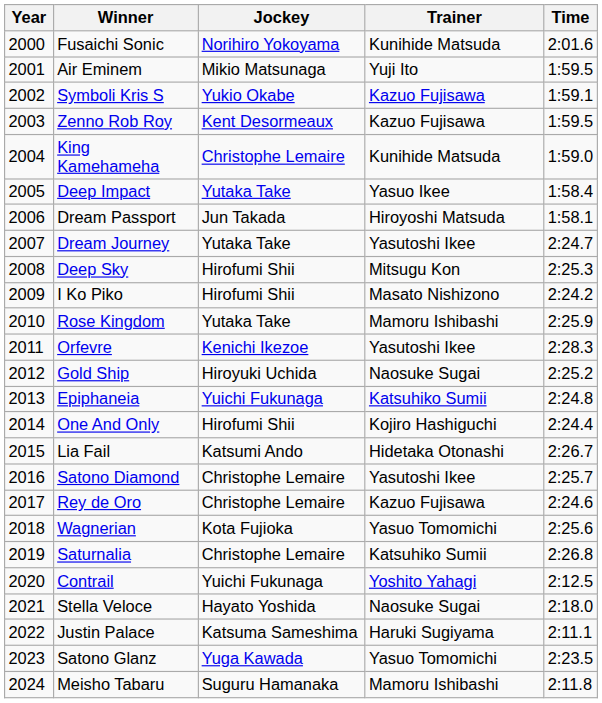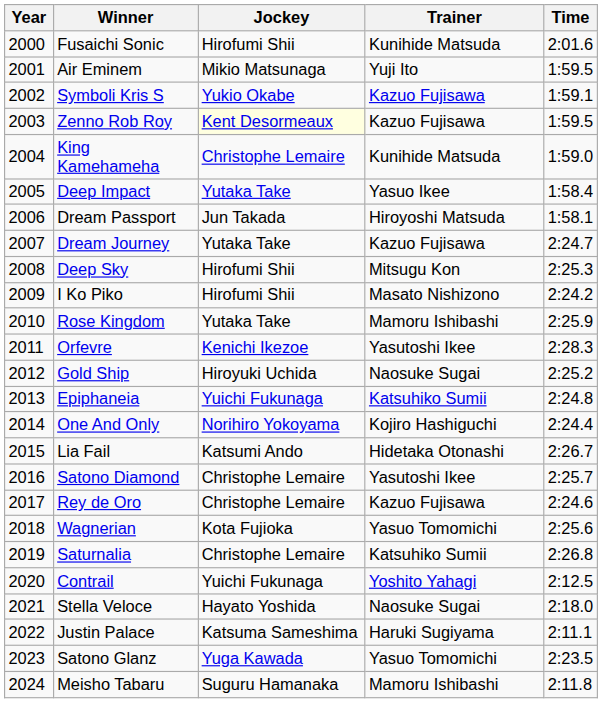(271, 44) Norihiro Yokoyama -> (248, 44) Hirofumi Shii
(267, 122) no background -> (267, 122) lightyellow background
(422, 244) Yasutoshi Ikee -> (427, 244) Kazuo Fujisawa
(248, 425) Hirofumi Shii -> (271, 425) Norihiro Yokoyama
